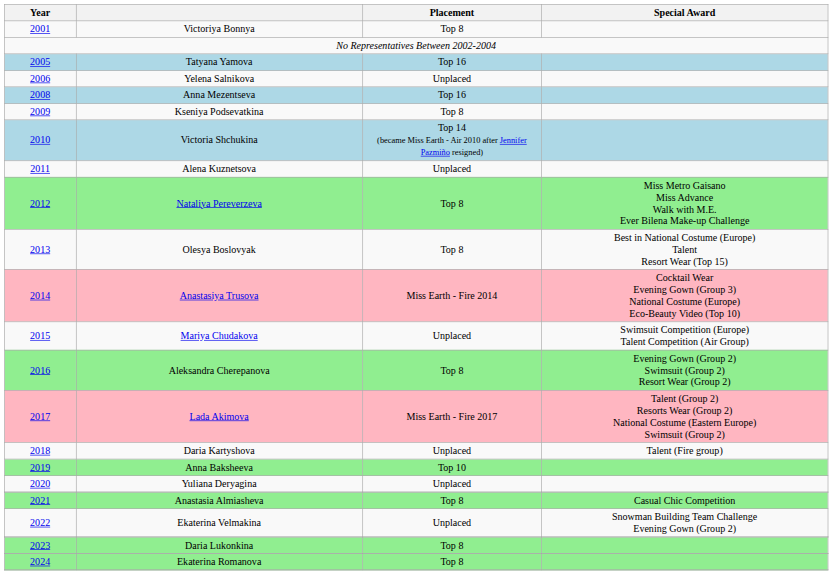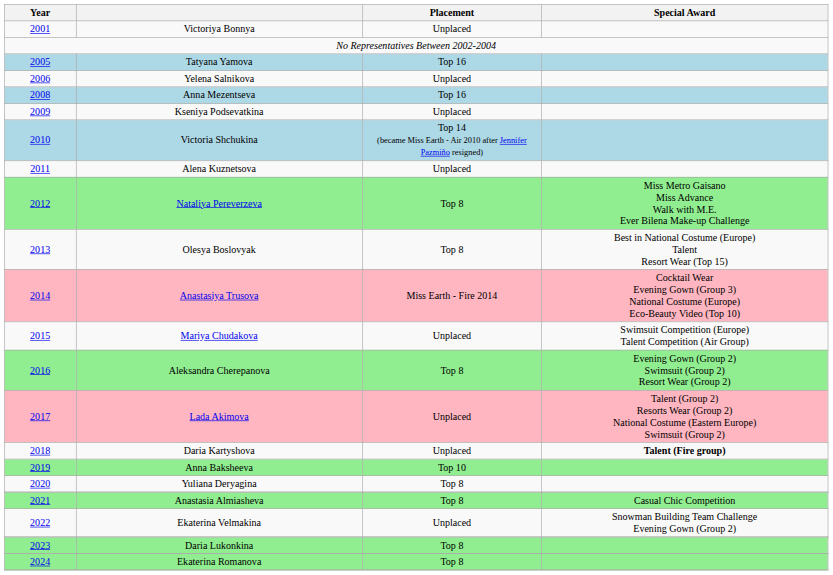(452, 29) Top 8 -> (452, 29) Unplaced
(452, 112) Top 8 -> (452, 112) Unplaced
(452, 416) Miss Earth - Fire 2017 -> (452, 416) Unplaced
(685, 451) normal -> (685, 451) bold
(452, 484) Unplaced -> (452, 484) Top 8
